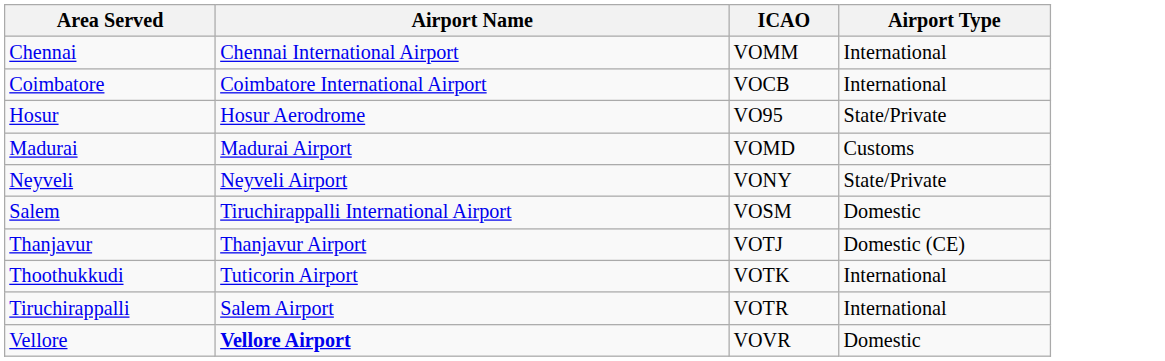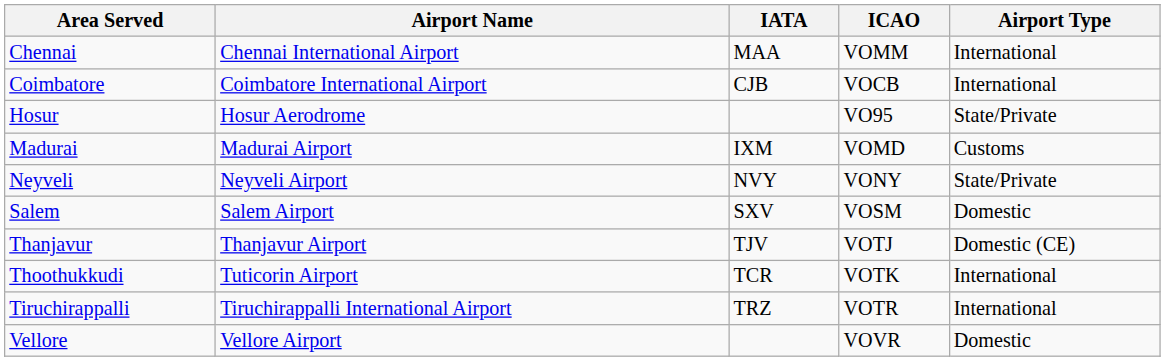+ column: (784, 20)
(366, 212) Tiruchirappalli International Airport -> (277, 212) Salem Airport
(277, 308) Salem Airport -> (366, 308) Tiruchirappalli International Airport
(285, 340) bold -> (281, 340) normal
